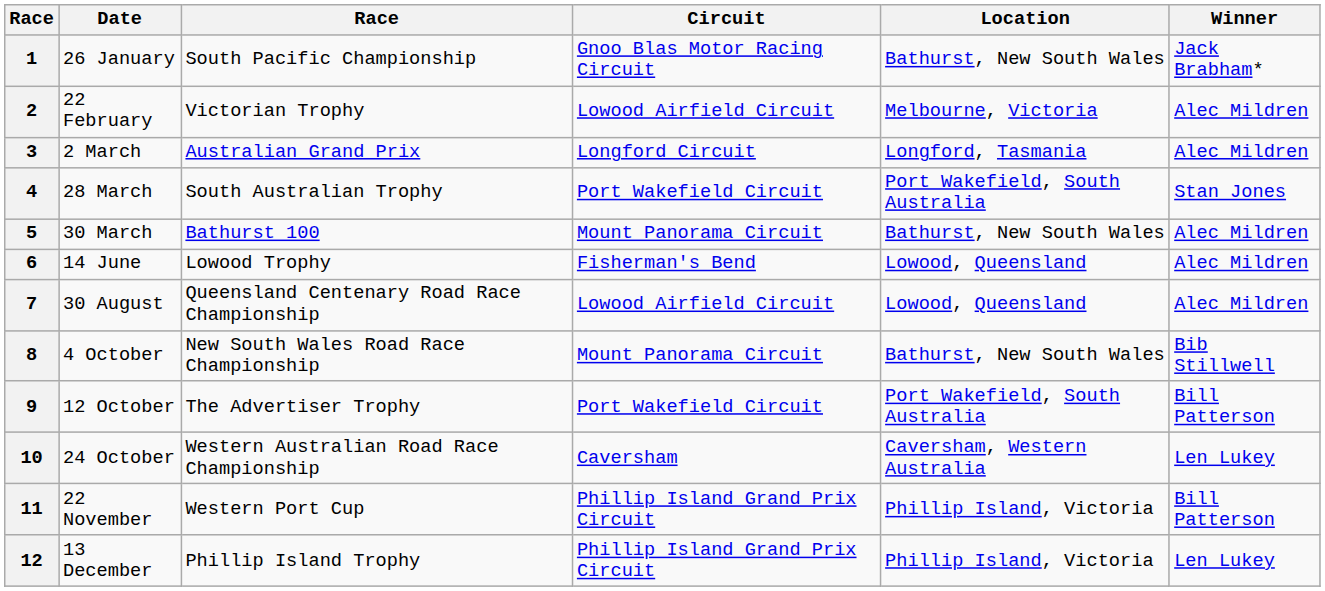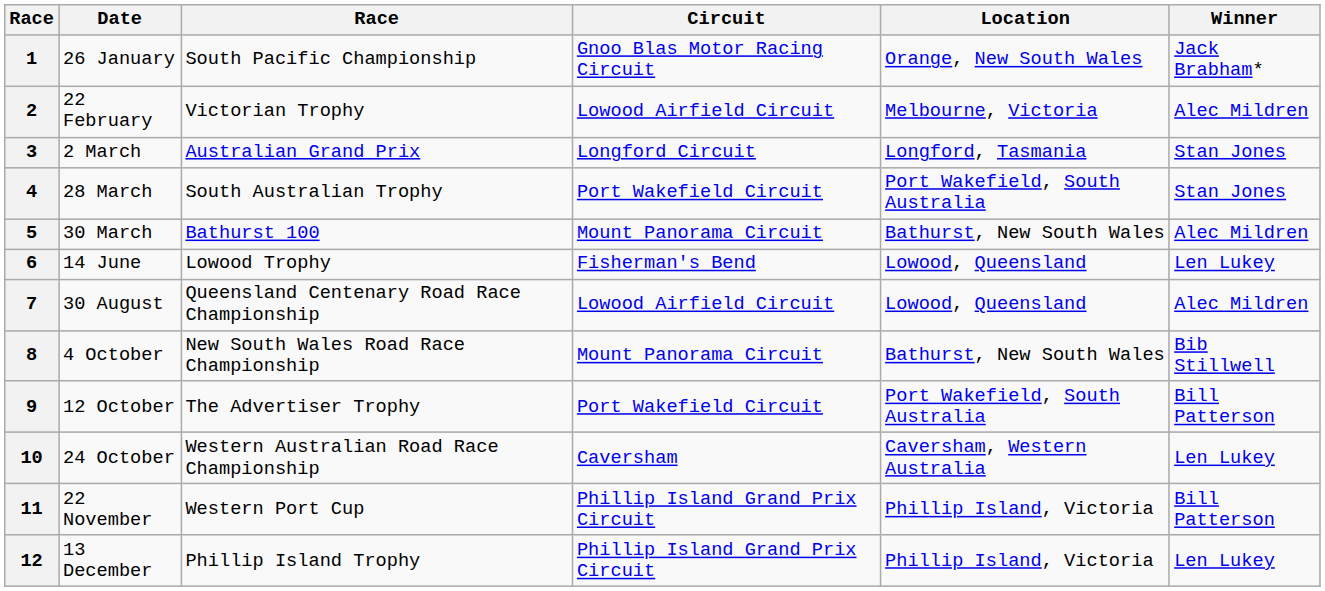(1025, 61) Bathurst, New South Wales -> (1014, 61) Orange, New South Wales
(1241, 153) Alec Mildren -> (1230, 153) Stan Jones
(1241, 264) Alec Mildren -> (1225, 264) Len Lukey
